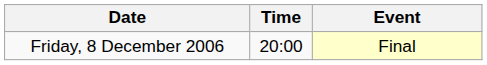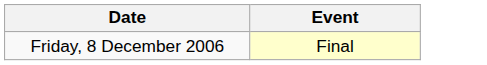- column: (281, 18)
